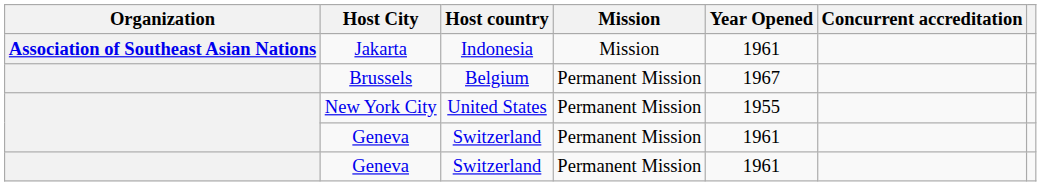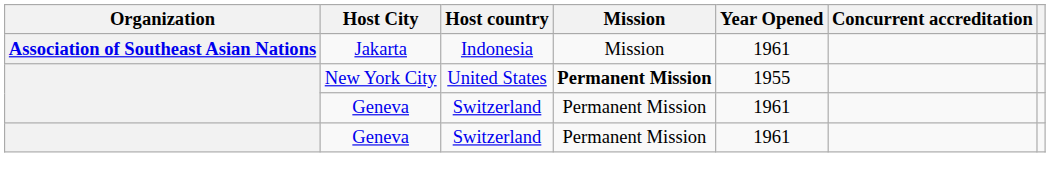- row: (381, 78)
(629, 107) normal -> (634, 78) bold
